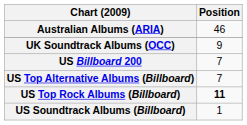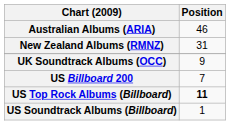+ row: (92, 45)
- row: (100, 78)
